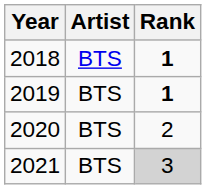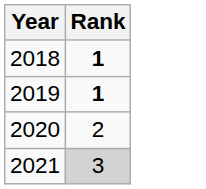- column: (100, 22)
